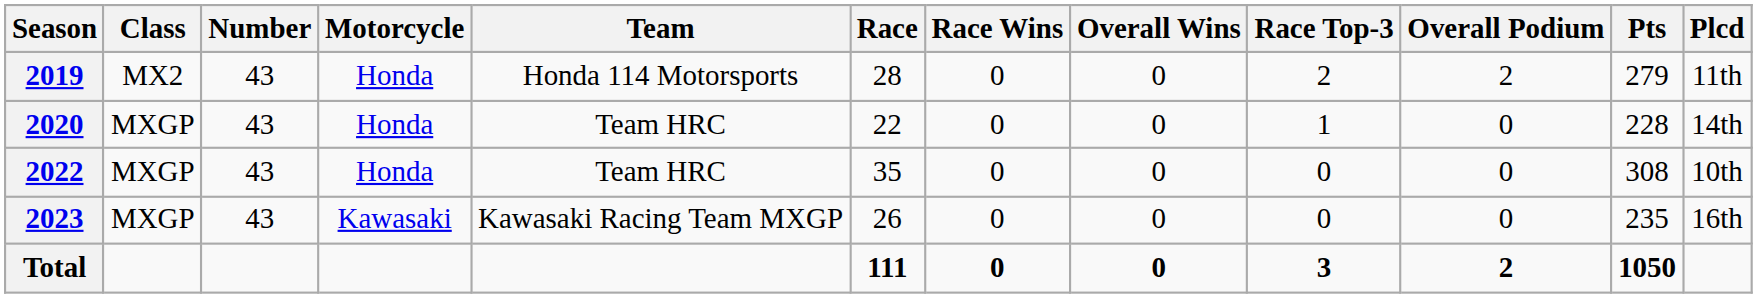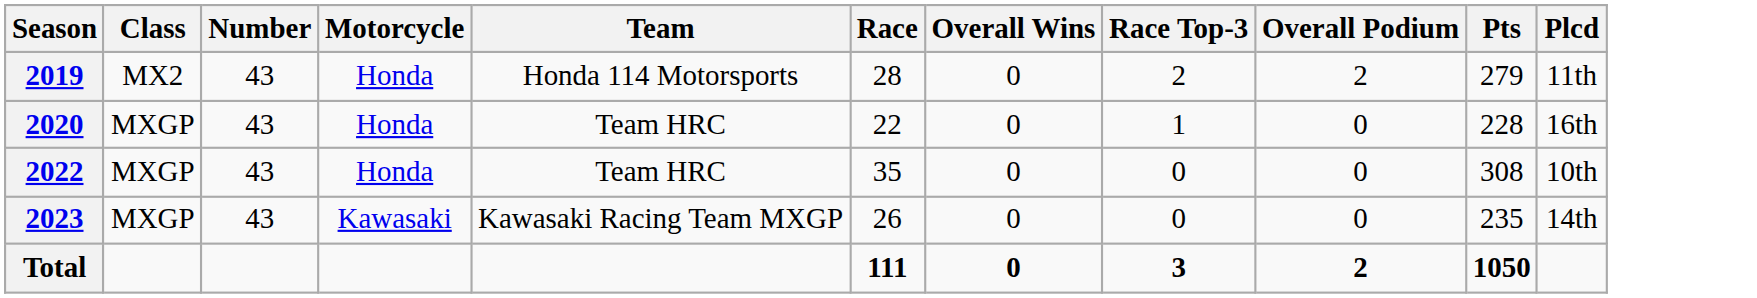- column: (997, 27)
(1717, 123) 14th -> (1572, 123) 16th
(1717, 219) 16th -> (1572, 219) 14th
